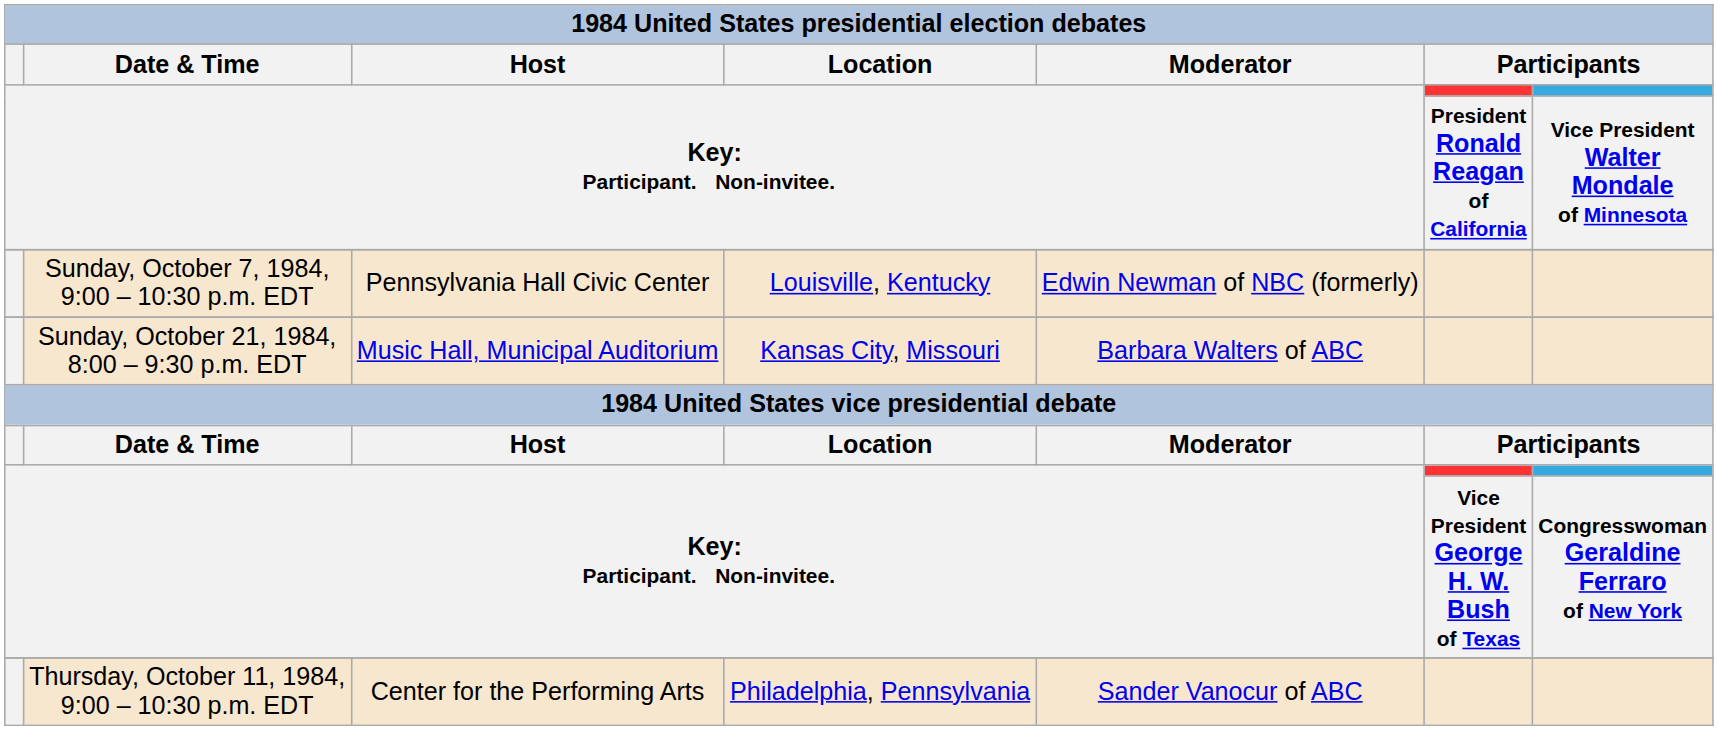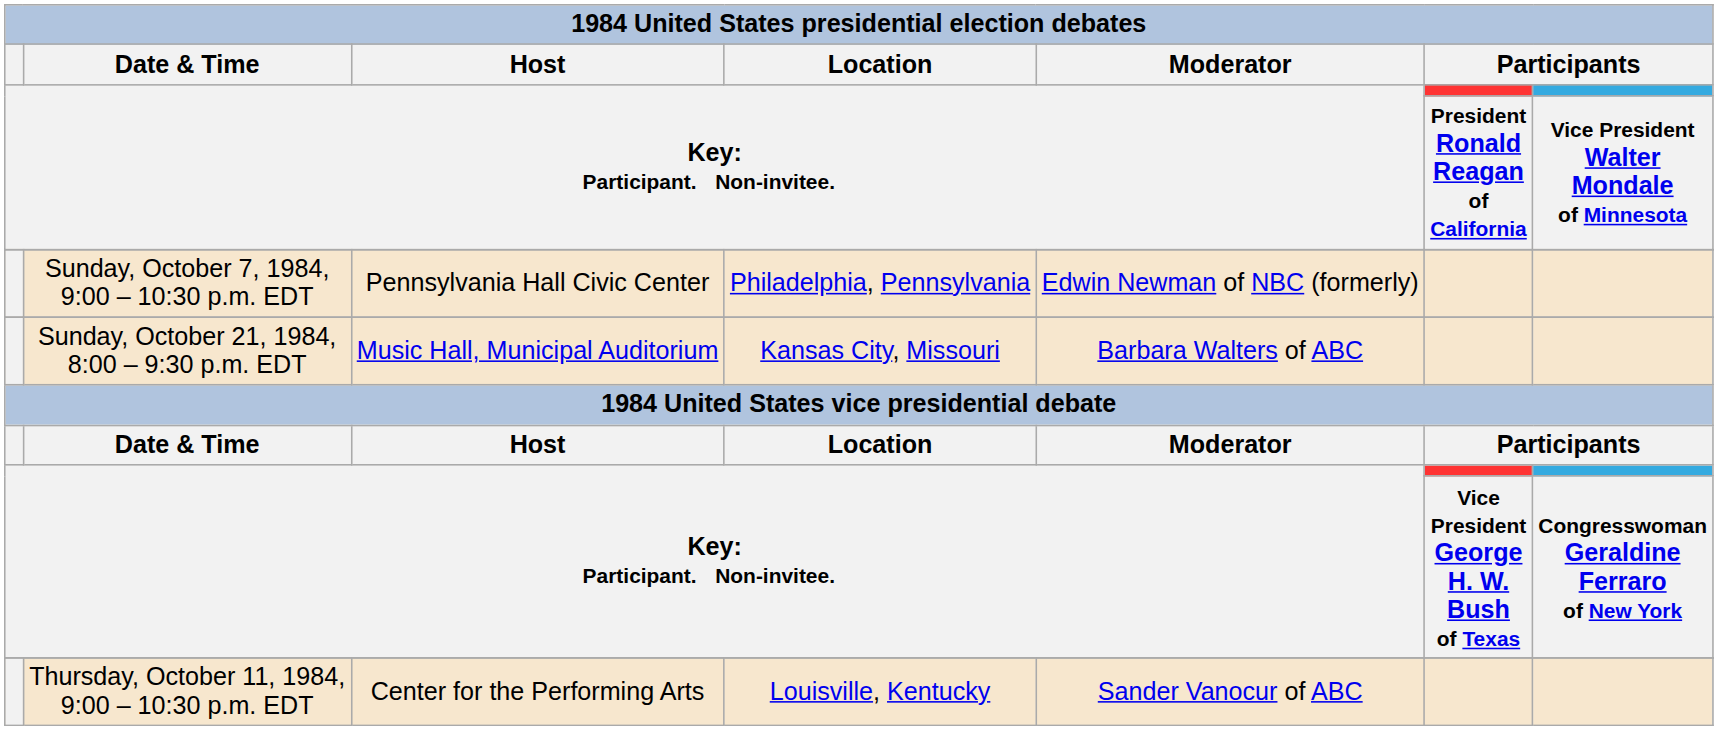(880, 282) Louisville, Kentucky -> (880, 282) Philadelphia, Pennsylvania
(880, 691) Philadelphia, Pennsylvania -> (880, 691) Louisville, Kentucky
